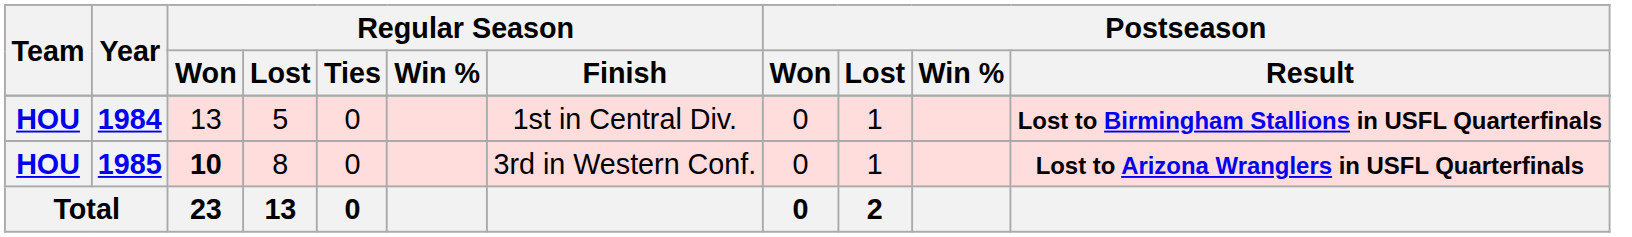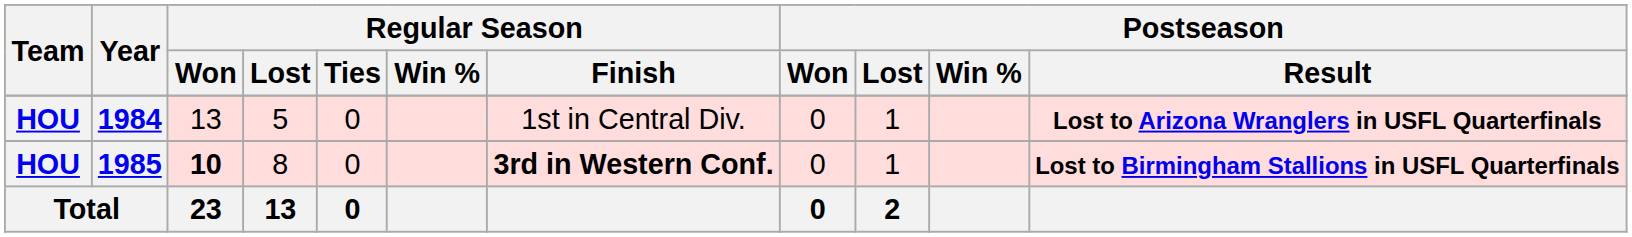(1310, 122) Lost to Birmingham Stallions in USFL Quarterfinals -> (1327, 122) Lost to Arizona Wranglers in USFL Quarterfinals
(625, 164) normal -> (634, 164) bold
(1310, 167) Lost to Arizona Wranglers in USFL Quarterfinals -> (1327, 167) Lost to Birmingham Stallions in USFL Quarterfinals
